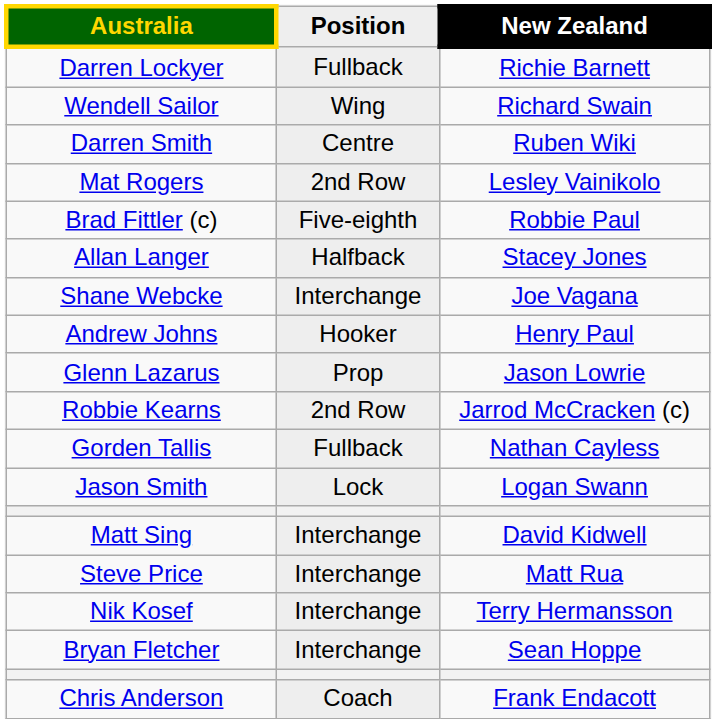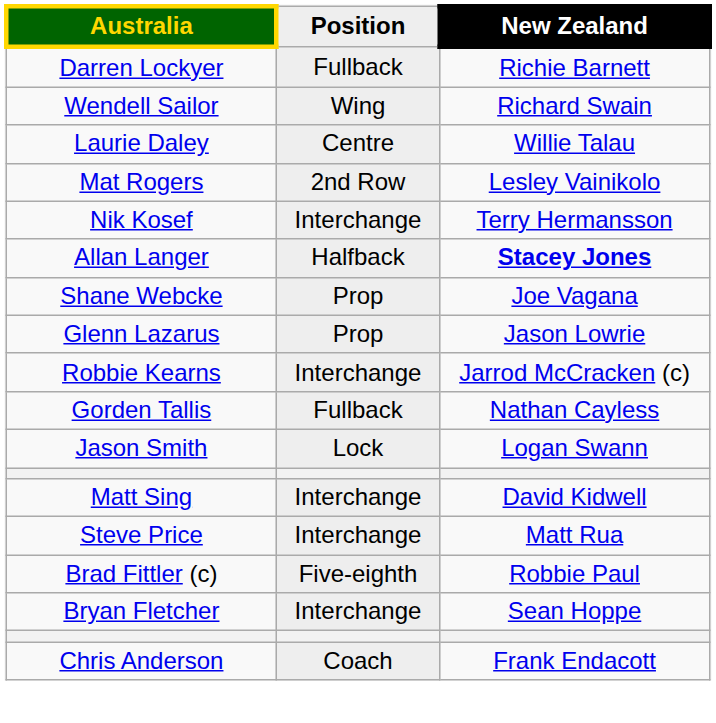+ row: (141, 143)
- row: (141, 143)
rows swapped: (141, 219) <-> (141, 611)
(575, 257) normal -> (575, 257) bold
(358, 295) Interchange -> (358, 295) Prop
- row: (141, 334)
(358, 410) 2nd Row -> (358, 372) Interchange
